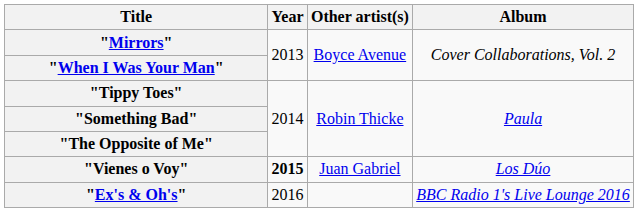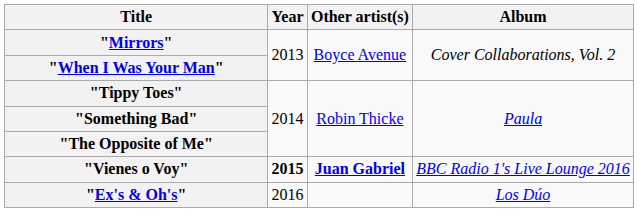(360, 169) normal -> (360, 169) bold
(523, 169) Los Dúo -> (523, 169) BBC Radio 1's Live Lounge 2016
(523, 194) BBC Radio 1's Live Lounge 2016 -> (523, 194) Los Dúo
